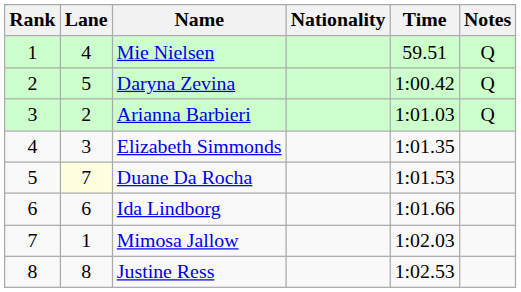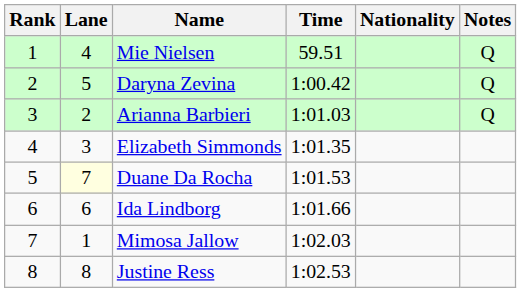columns swapped: (338, 20) <-> (425, 20)
